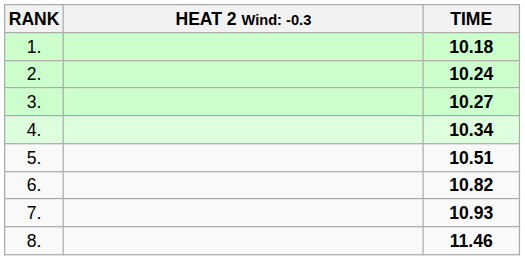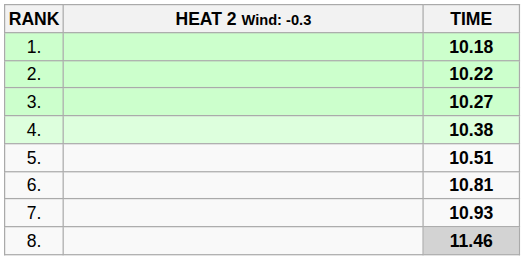(471, 74) 10.24 -> (471, 74) 10.22
(471, 130) 10.34 -> (471, 130) 10.38
(471, 185) 10.82 -> (471, 185) 10.81
(471, 241) no background -> (471, 241) lightgrey background
